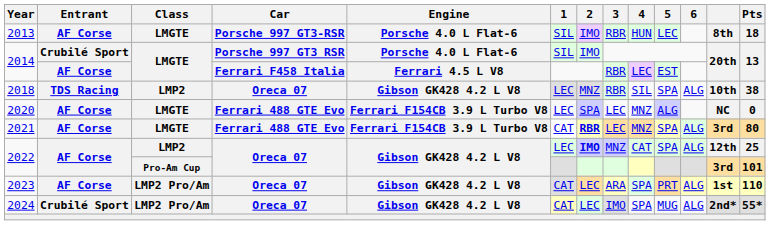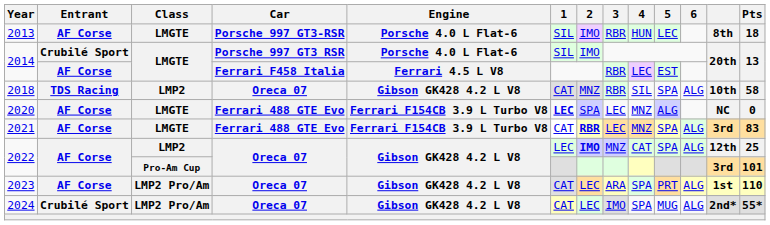(564, 90) LEC -> (564, 90) CAT
(752, 90) 38 -> (752, 90) 58
(564, 109) normal -> (564, 109) bold
(752, 128) 80 -> (752, 128) 83
